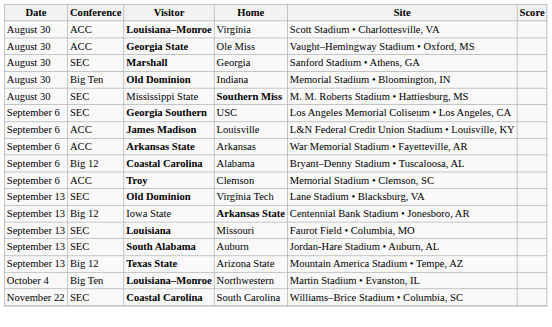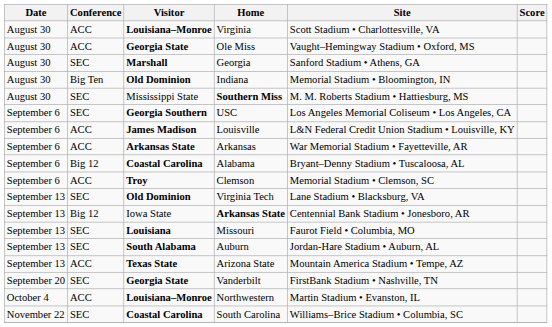(84, 264) Big 12 -> (81, 264) ACC
+ row: (239, 280)
(87, 280) Big Ten -> (81, 297) ACC
